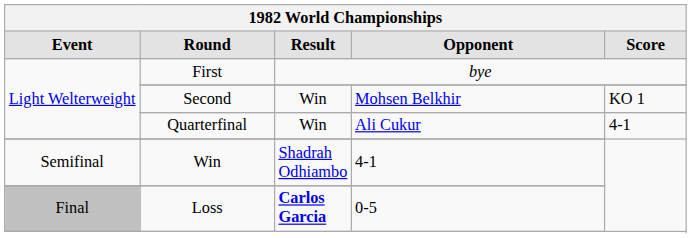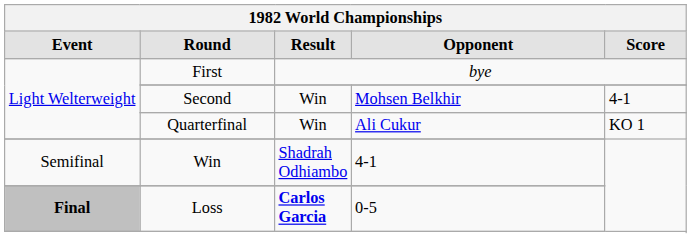(627, 98) KO 1 -> (620, 98) 4-1
(620, 125) 4-1 -> (627, 125) KO 1
(72, 207) normal -> (72, 207) bold
